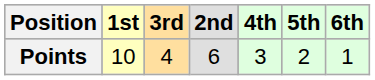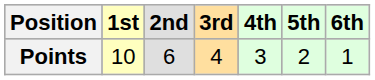columns swapped: (214, 22) <-> (167, 22)
